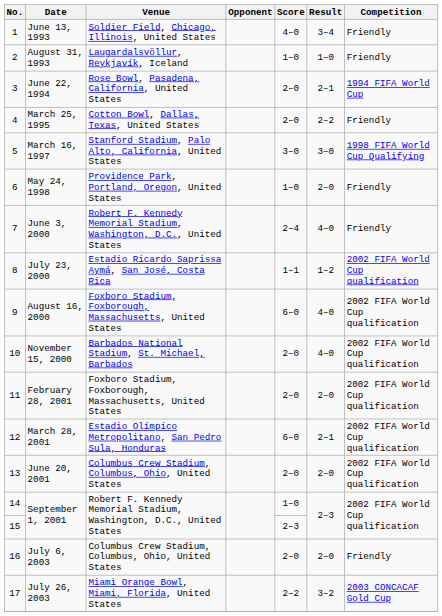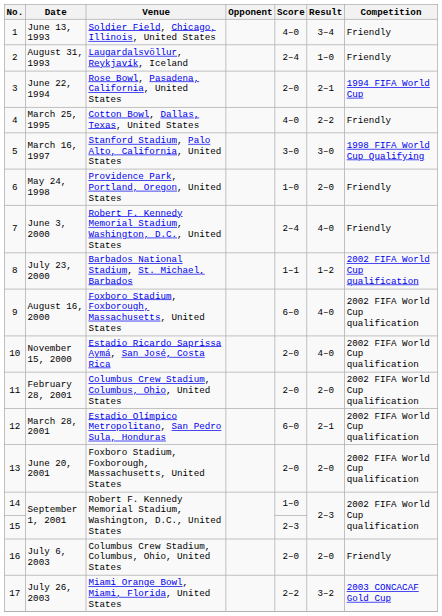(291, 58) 1–0 -> (291, 58) 2–4
(291, 120) 2–0 -> (291, 120) 4–0
(155, 271) Estadio Ricardo Saprissa Aymá, San José, Costa Rica -> (147, 271) Barbados National Stadium, St. Michael, Barbados
(147, 354) Barbados National Stadium, St. Michael, Barbados -> (155, 354) Estadio Ricardo Saprissa Aymá, San José, Costa Rica
(147, 396) Foxboro Stadium, Foxborough, Massachusetts, United States -> (149, 390) Columbus Crew Stadium, Columbus, Ohio, United States
(149, 474) Columbus Crew Stadium, Columbus, Ohio, United States -> (147, 468) Foxboro Stadium, Foxborough, Massachusetts, United States
